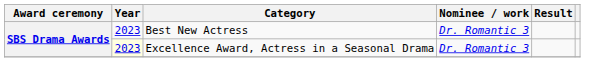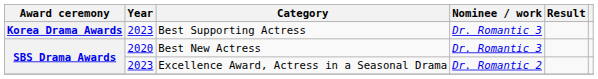+ row: (232, 30)
(128, 30) 2023 -> (140, 48) 2020
(128, 48) lightyellow background -> (140, 65) no background
(484, 48) Dr. Romantic 3 -> (497, 65) Dr. Romantic 2
